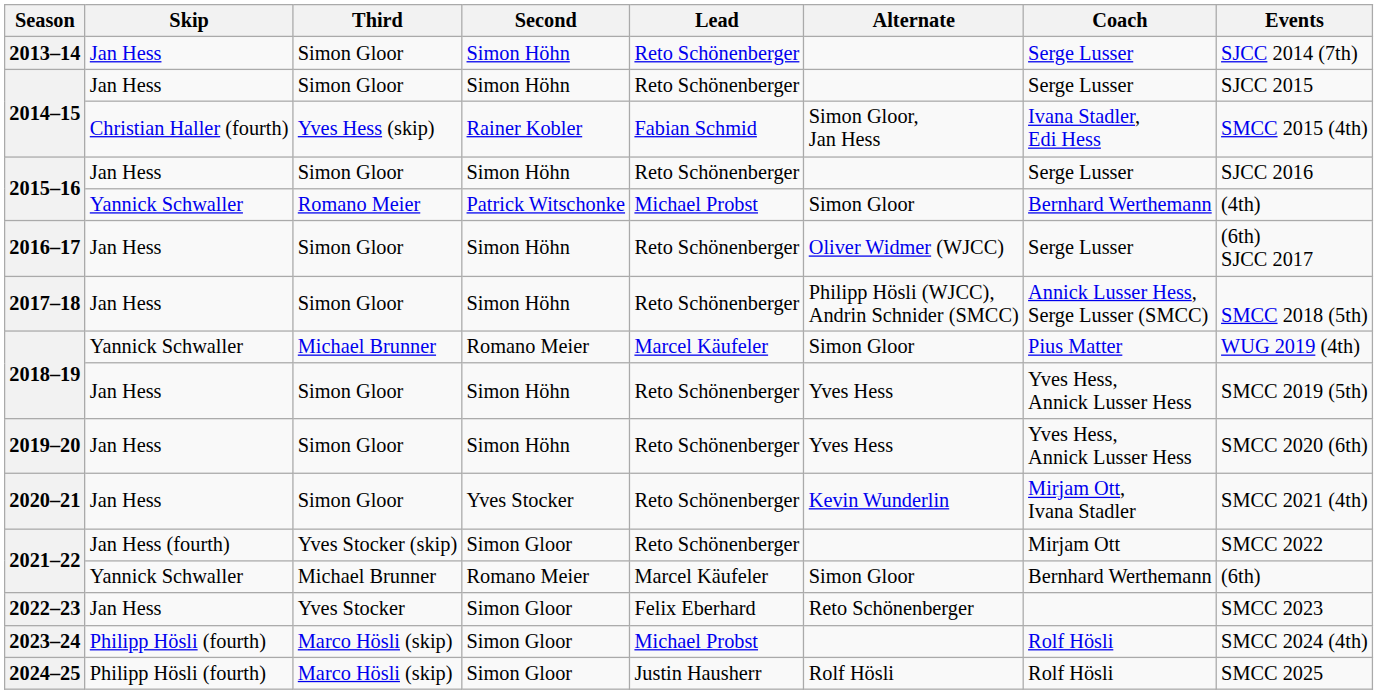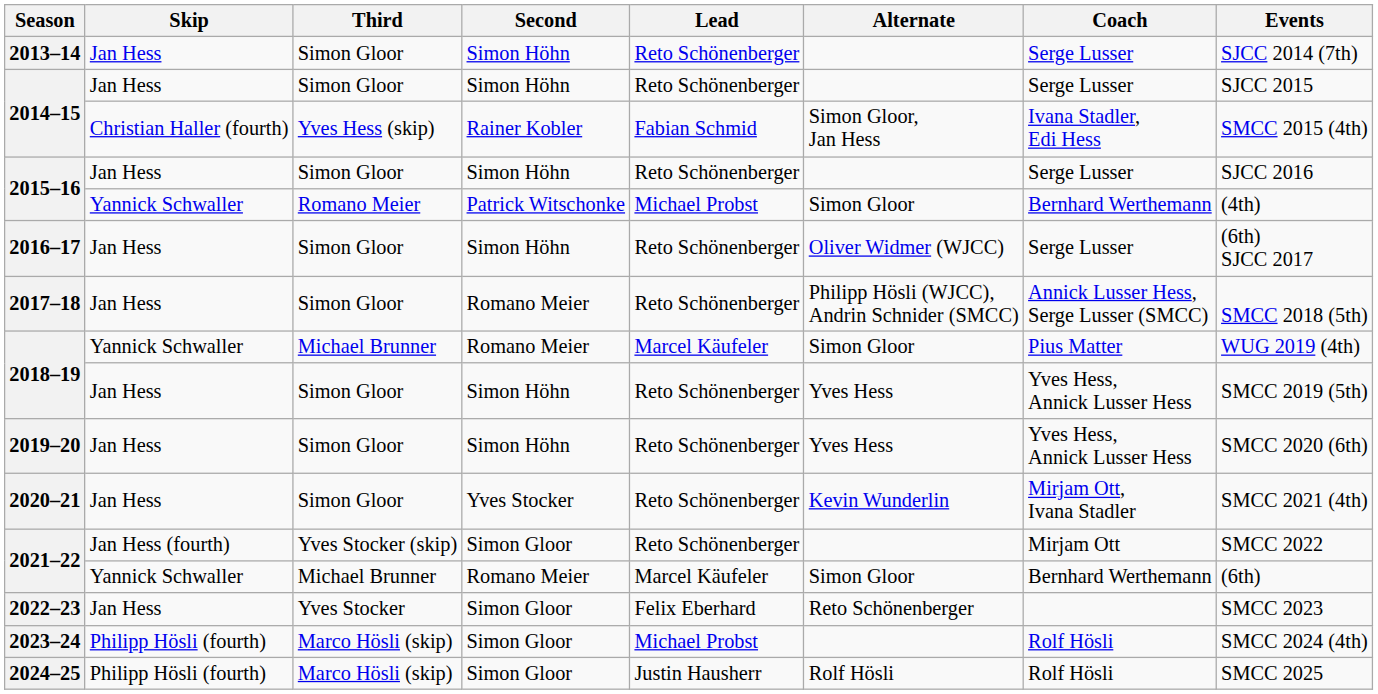(518, 303) Simon Höhn -> (528, 303) Romano Meier
